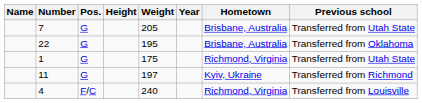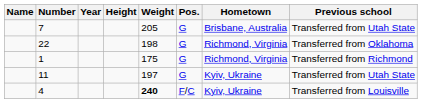columns swapped: (91, 12) <-> (189, 12)
(149, 43) 195 -> (149, 43) 198
(246, 43) Brisbane, Australia -> (246, 43) Richmond, Virginia
(353, 59) Transferred from Utah State -> (352, 59) Transferred from Richmond
(352, 75) Transferred from Richmond -> (353, 75) Transferred from Utah State
(149, 91) normal -> (149, 91) bold
(246, 91) Richmond, Virginia -> (233, 91) Kyiv, Ukraine
